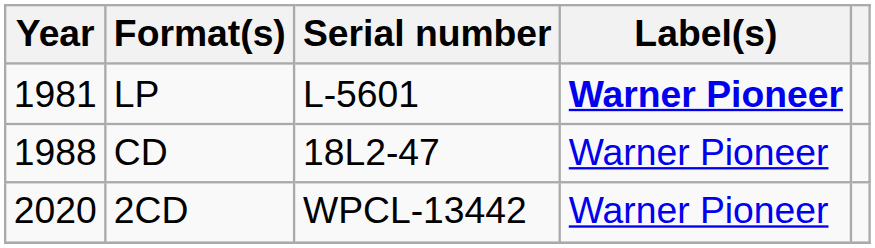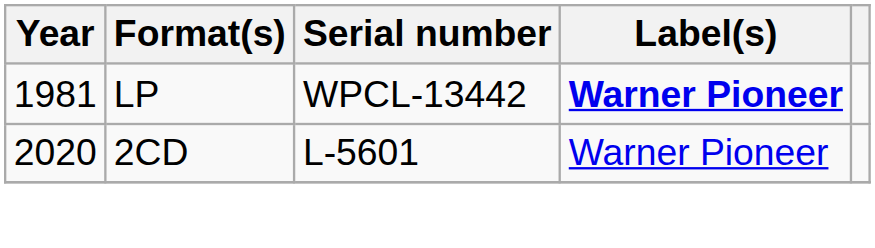(361, 93) L-5601 -> (415, 93) WPCL-13442
- row: (141, 152)
(415, 211) WPCL-13442 -> (361, 152) L-5601
